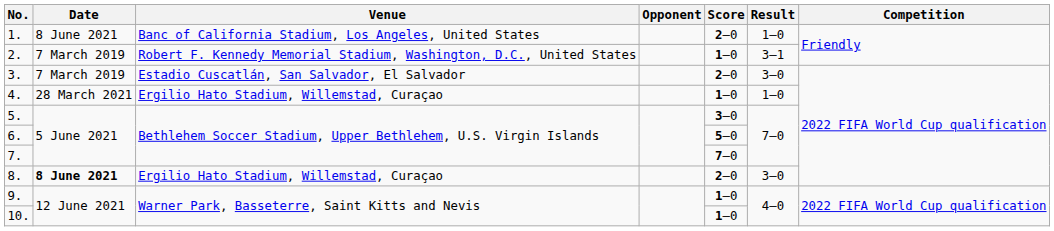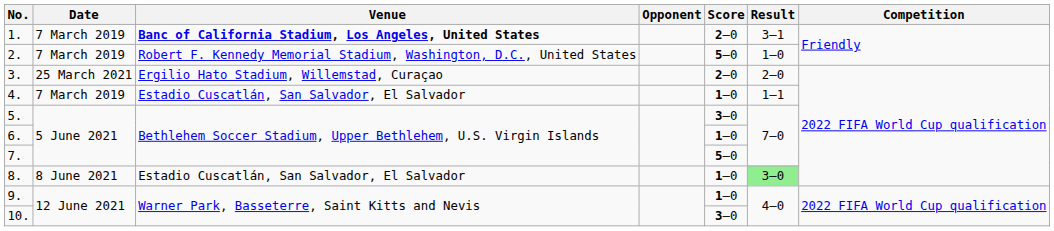(76, 35) 8 June 2021 -> (80, 35) 7 March 2019
(339, 35) normal -> (339, 35) bold
(773, 35) 1–0 -> (773, 35) 3–1
(726, 55) 1–0 -> (726, 55) 5–0
(773, 55) 3–1 -> (773, 55) 1–0
(80, 75) 7 March 2019 -> (84, 75) 25 March 2021
(302, 75) Estadio Cuscatlán, San Salvador, El Salvador -> (291, 75) Ergilio Hato Stadium, Willemstad, Curaçao
(773, 75) 3–0 -> (773, 75) 2–0
(84, 95) 28 March 2021 -> (80, 95) 7 March 2019
(291, 95) Ergilio Hato Stadium, Willemstad, Curaçao -> (302, 95) Estadio Cuscatlán, San Salvador, El Salvador
(773, 95) 1–0 -> (773, 95) 1–1
(726, 135) 5–0 -> (726, 135) 1–0
(726, 155) 7–0 -> (726, 155) 5–0
(76, 176) bold -> (76, 176) normal
(291, 176) Ergilio Hato Stadium, Willemstad, Curaçao -> (302, 176) Estadio Cuscatlán, San Salvador, El Salvador
(726, 176) 2–0 -> (726, 176) 1–0
(773, 176) no background -> (773, 176) lightgreen background
(726, 216) 1–0 -> (726, 216) 3–0
